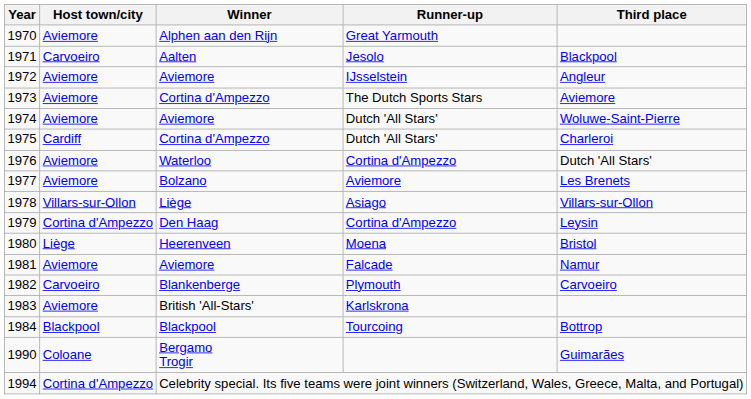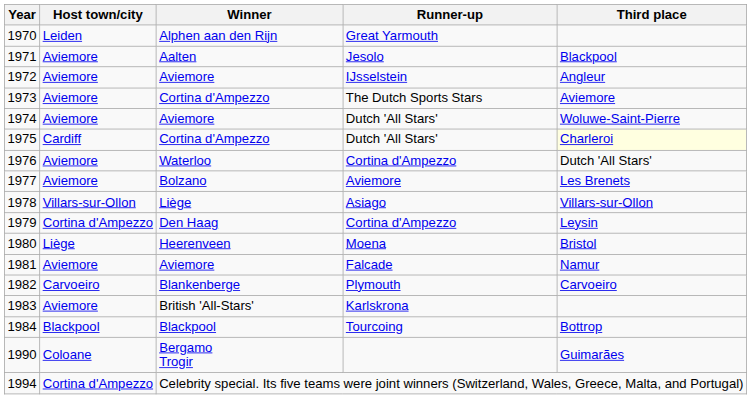(70, 35) Aviemore -> (62, 35) Leiden
(71, 56) Carvoeiro -> (70, 56) Aviemore
(587, 139) no background -> (587, 139) lightyellow background
